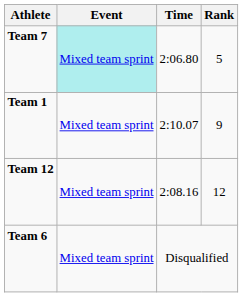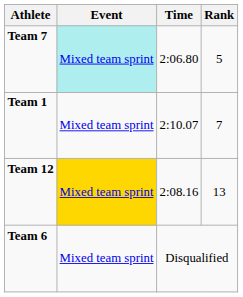(219, 125) 9 -> (219, 125) 7
(107, 192) no background -> (107, 192) gold background
(219, 192) 12 -> (219, 192) 13
